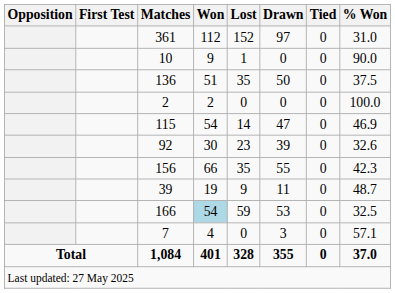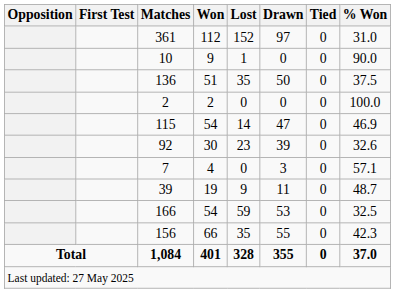rows swapped: (166, 168) <-> (166, 233)
(211, 211) lightblue background -> (211, 211) no background
